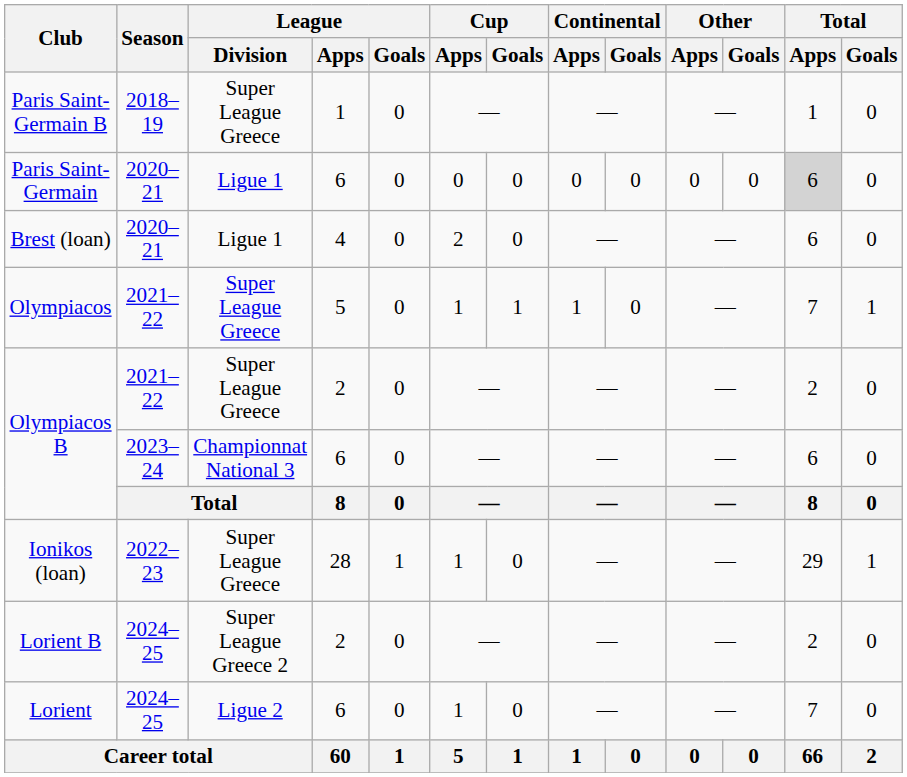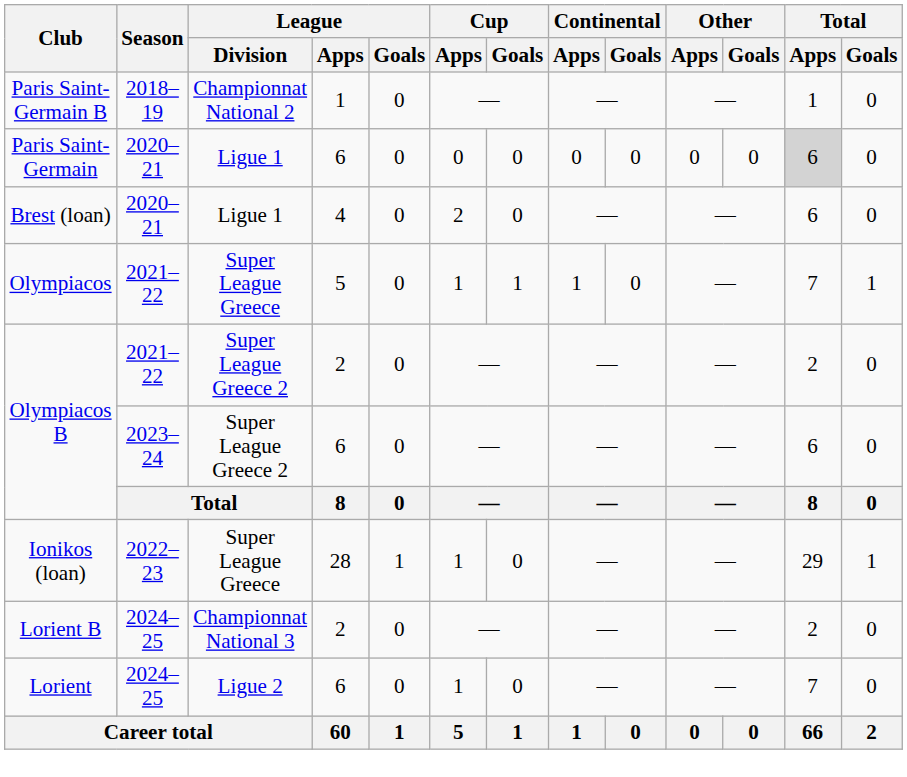(250, 111) Super League Greece -> (250, 100) Championnat National 2
(250, 388) Super League Greece -> (250, 364) Super League Greece 2
(250, 457) Championnat National 3 -> (250, 445) Super League Greece 2
(250, 641) Super League Greece 2 -> (250, 629) Championnat National 3
